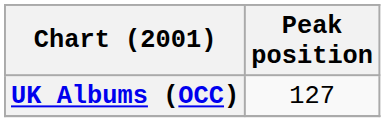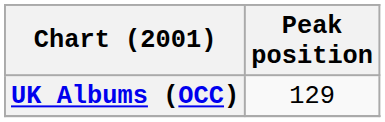(312, 96) 127 -> (312, 96) 129
